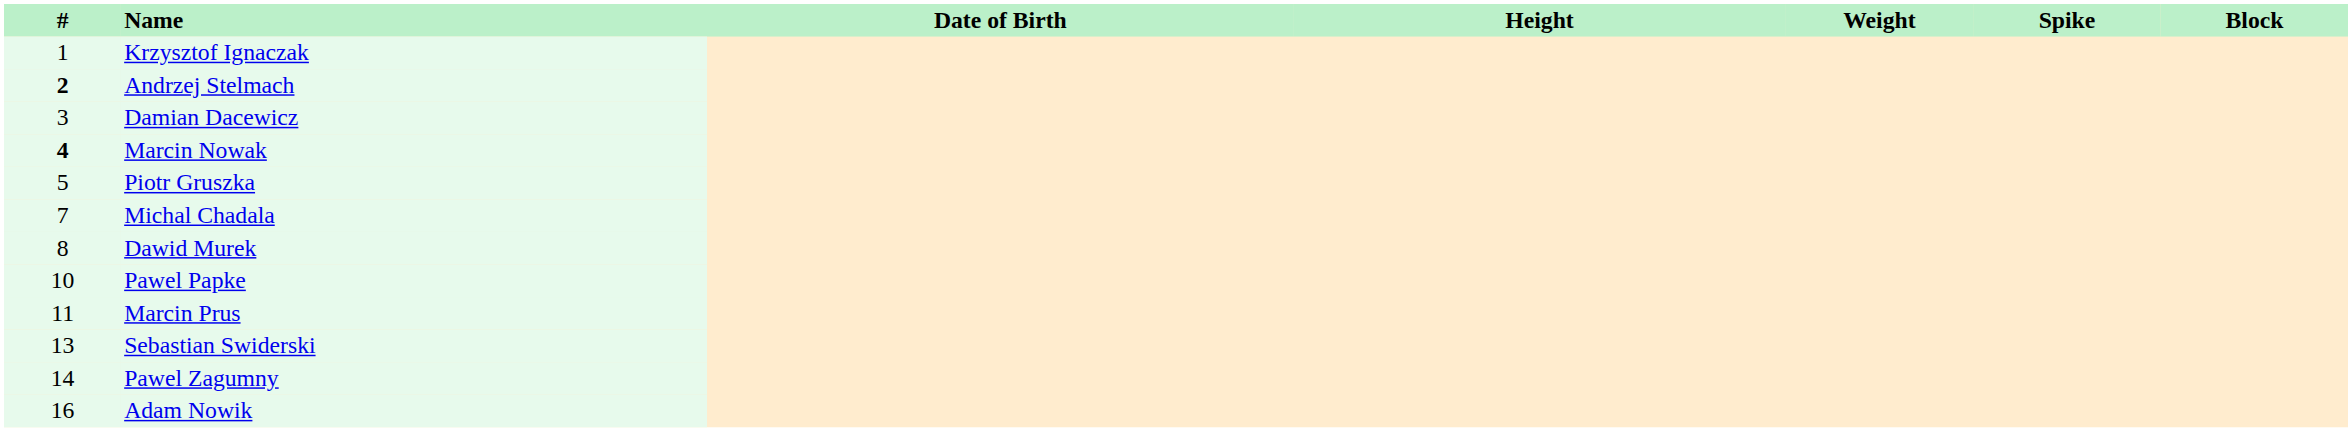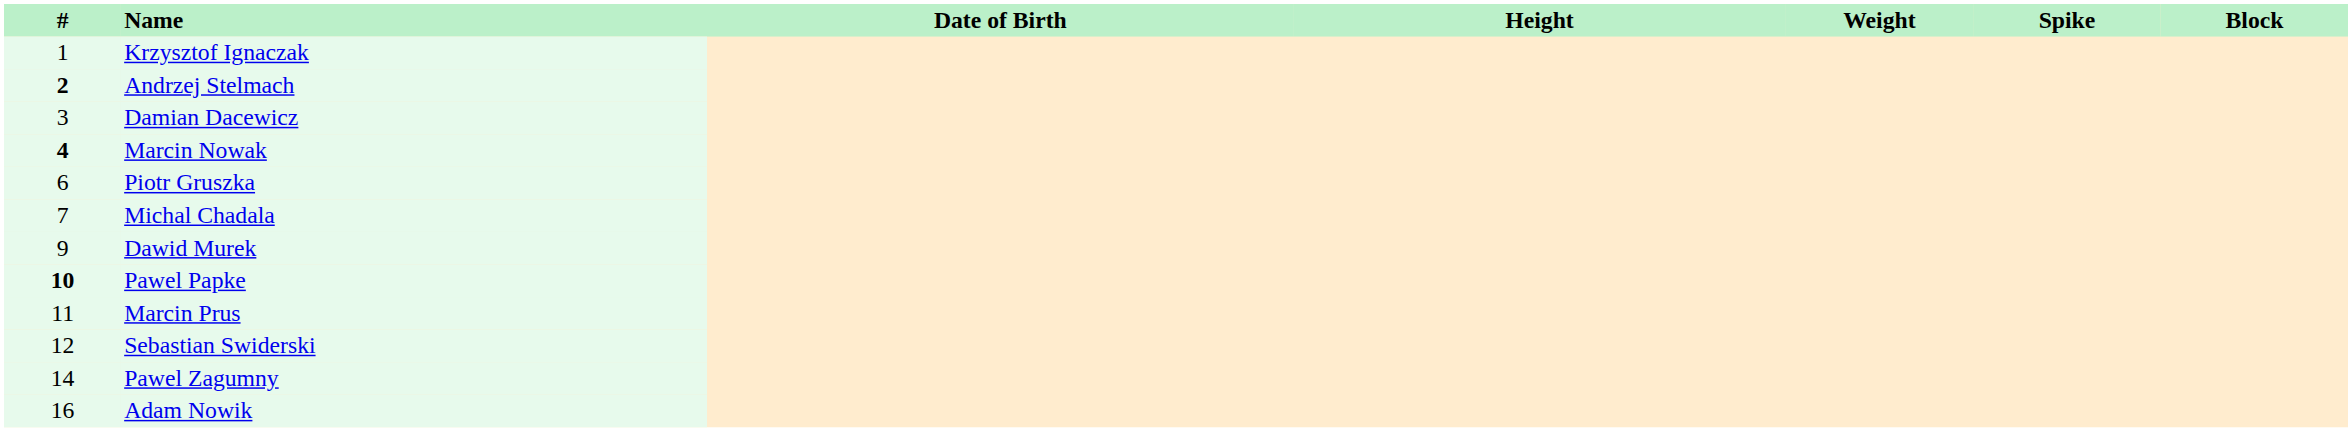(63, 182) 5 -> (63, 182) 6
(63, 247) 8 -> (63, 247) 9
(63, 280) normal -> (63, 280) bold
(63, 345) 13 -> (63, 345) 12
